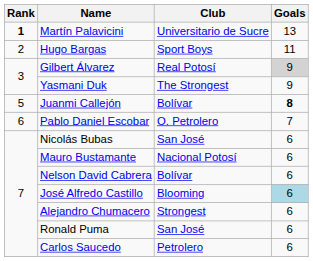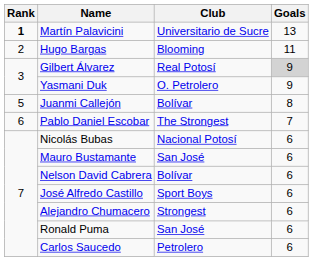(185, 49) Sport Boys -> (181, 49) Blooming
(193, 85) The Strongest -> (188, 85) O. Petrolero
(290, 103) bold -> (290, 103) normal
(188, 121) O. Petrolero -> (193, 121) The Strongest
(181, 139) San José -> (197, 139) Nacional Potosí
(197, 157) Nacional Potosí -> (181, 157) San José
(181, 193) Blooming -> (185, 193) Sport Boys
(290, 193) lightblue background -> (290, 193) no background
